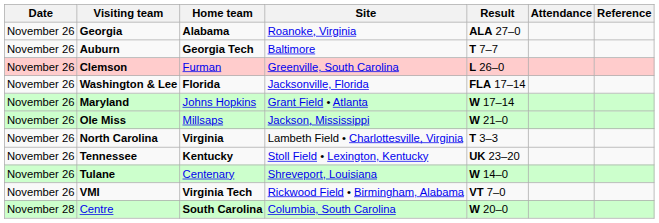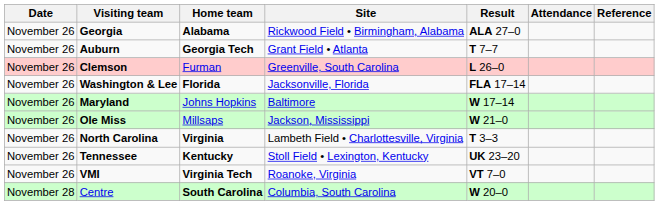(312, 31) Roanoke, Virginia -> (366, 31) Rickwood Field • Birmingham, Alabama
(291, 49) Baltimore -> (318, 49) Grant Field • Atlanta
(318, 102) Grant Field • Atlanta -> (291, 102) Baltimore
- row: (97, 174)
(366, 192) Rickwood Field • Birmingham, Alabama -> (312, 174) Roanoke, Virginia
